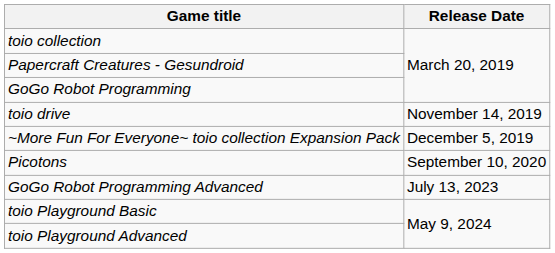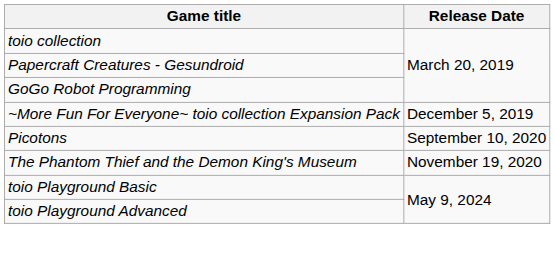- row: (39, 114)
+ row: (182, 162)
- row: (135, 187)
